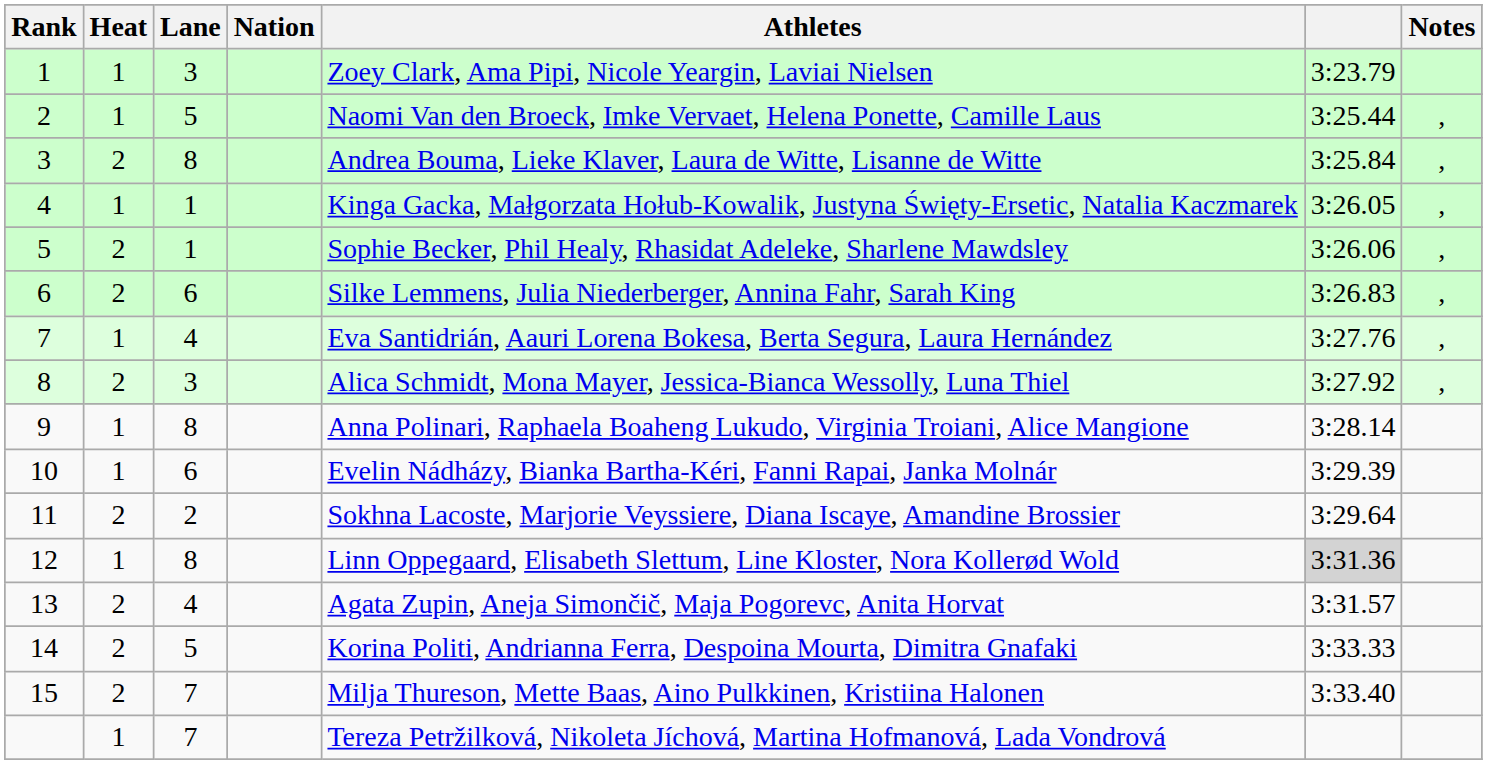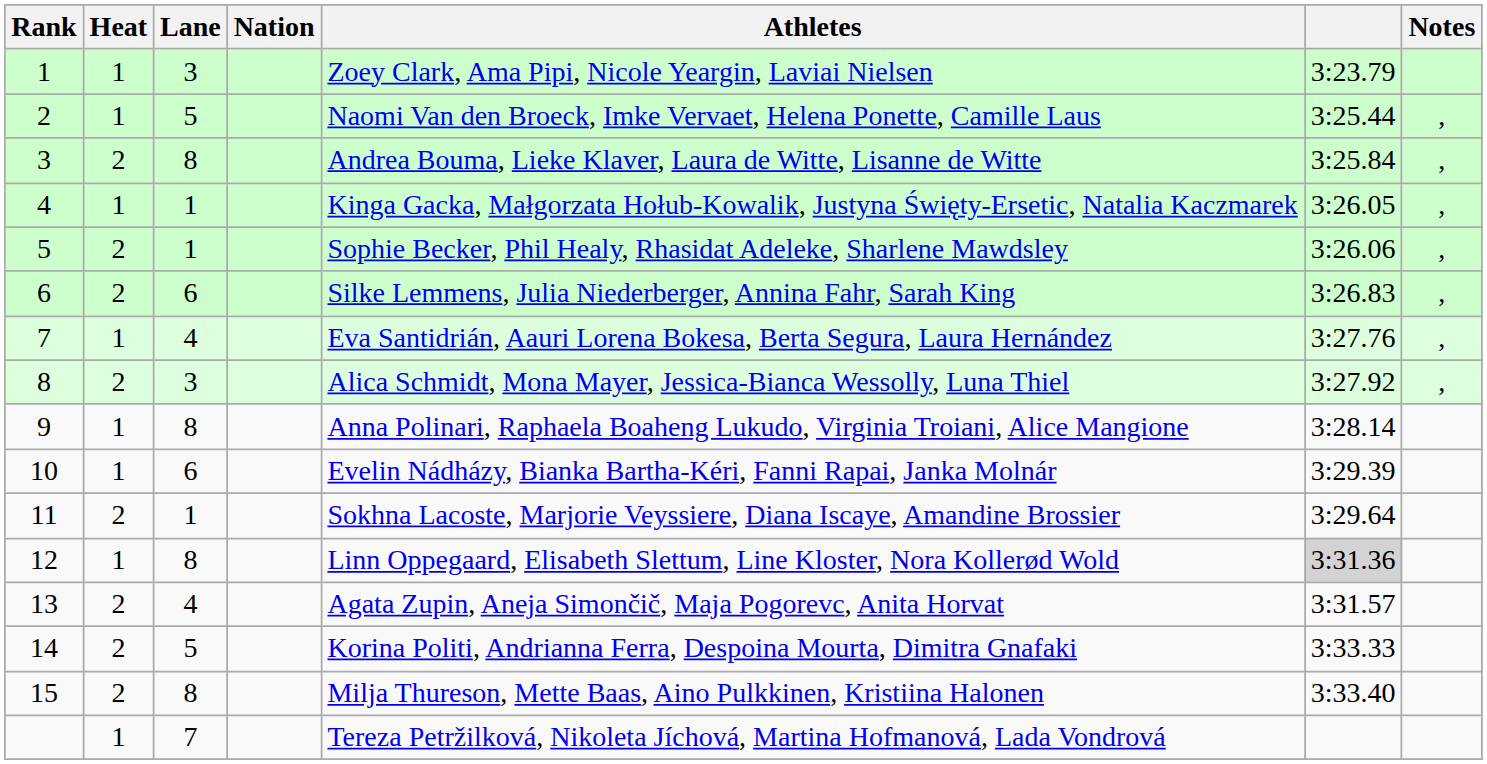(190, 515) 2 -> (190, 515) 1
(190, 692) 7 -> (190, 692) 8
